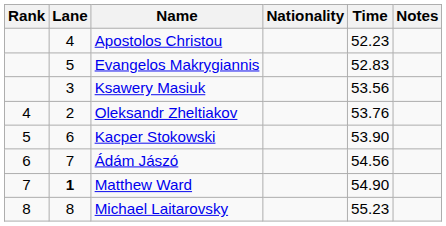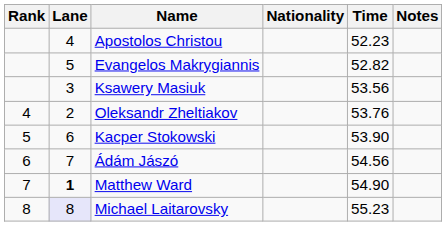(370, 64) 52.83 -> (370, 64) 52.82
(70, 209) no background -> (70, 209) lavender background
